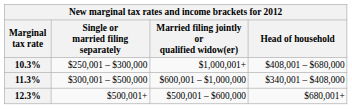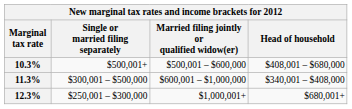(108, 65) $250,001 – $300,000 -> (127, 65) $500,001+
(222, 65) $1,000,001+ -> (206, 65) $500,001 – $600,000
(127, 96) $500,001+ -> (108, 96) $250,001 – $300,000
(206, 96) $500,001 – $600,000 -> (222, 96) $1,000,001+
